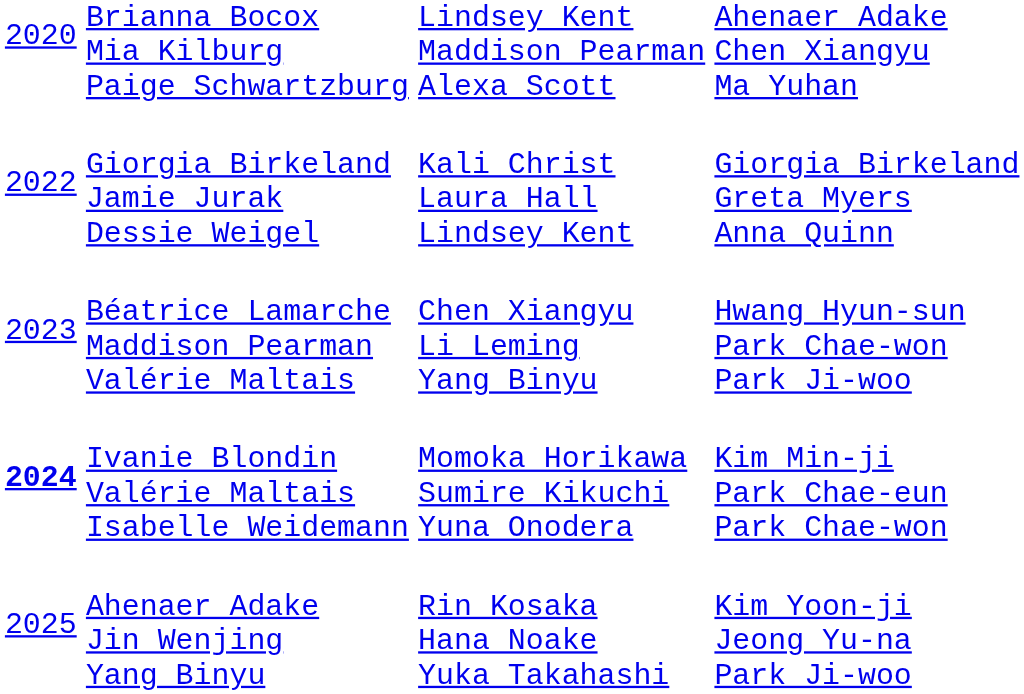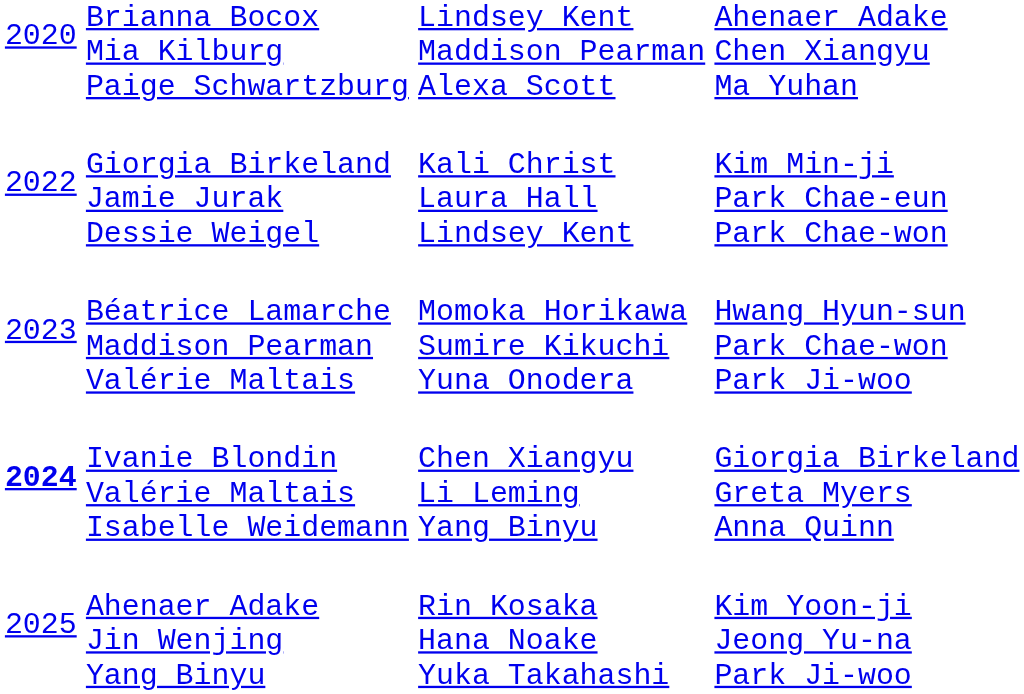(867, 199) Giorgia Birkeland Greta Myers Anna Quinn -> (831, 199) Kim Min-ji Park Chae-eun Park Chae-won
(526, 347) Chen Xiangyu Li Leming Yang Binyu -> (553, 347) Momoka Horikawa Sumire Kikuchi Yuna Onodera
(553, 494) Momoka Horikawa Sumire Kikuchi Yuna Onodera -> (526, 494) Chen Xiangyu Li Leming Yang Binyu
(831, 494) Kim Min-ji Park Chae-eun Park Chae-won -> (867, 494) Giorgia Birkeland Greta Myers Anna Quinn
